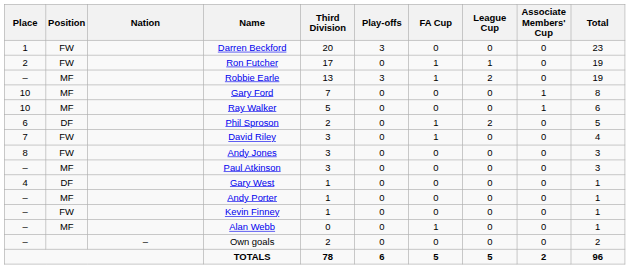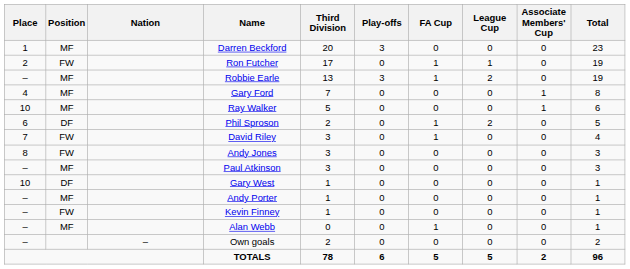(67, 48) FW -> (67, 48) MF
(25, 93) 10 -> (25, 93) 4
(25, 182) 4 -> (25, 182) 10
